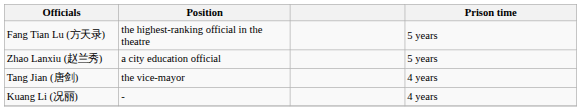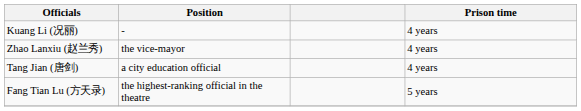rows swapped: (56, 35) <-> (42, 96)
(171, 59) a city education official -> (153, 49) the vice-mayor
(422, 59) 5 years -> (422, 49) 4 years
(153, 77) the vice-mayor -> (171, 68) a city education official
